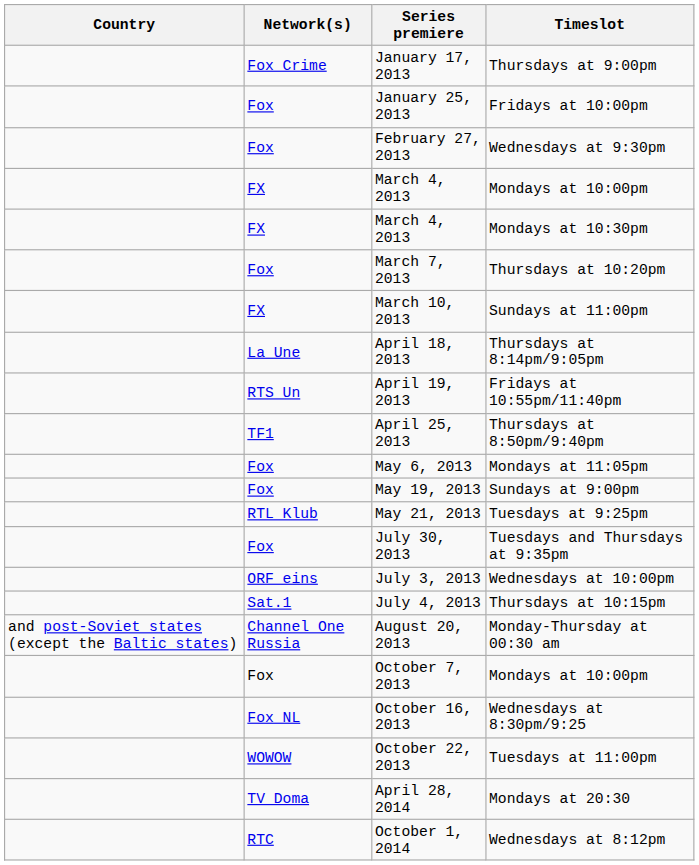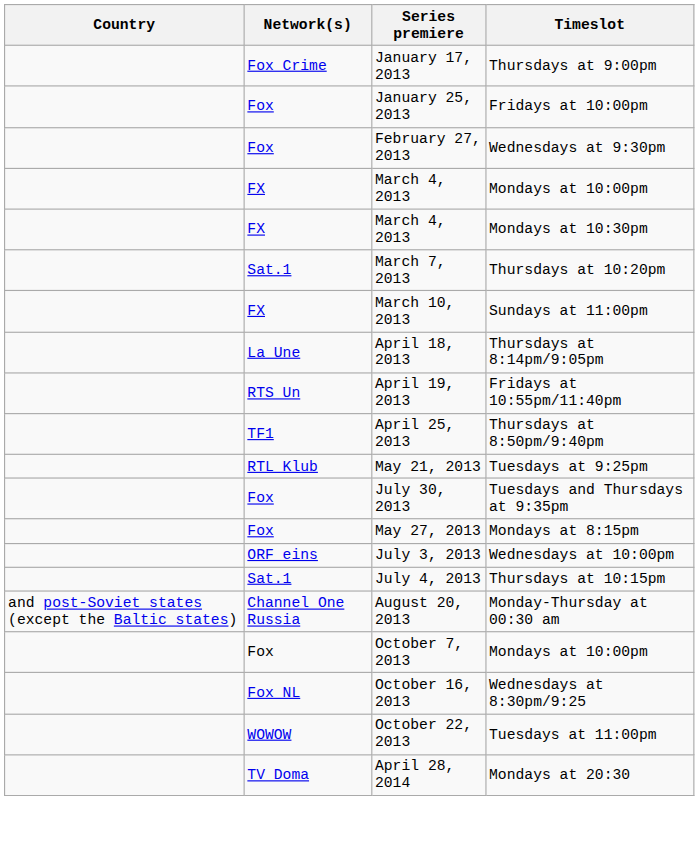(261, 270) Fox -> (269, 270) Sat.1
- row: (423, 466)
- row: (428, 490)
+ row: (428, 531)
- row: (419, 840)
